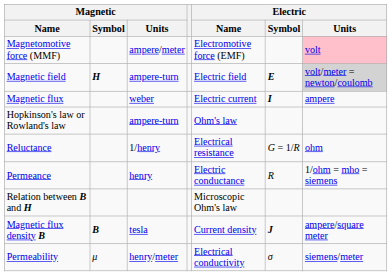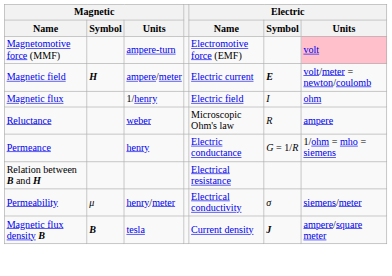(157, 50) ampere/meter -> (151, 50) ampere-turn
(154, 77) ampere-turn -> (154, 77) ampere/meter
(220, 77) Electric field -> (222, 77) Electric current
(339, 77) lightgrey background -> (337, 77) no background
(142, 99) weber -> (142, 99) 1/henry
(225, 99) Electric current -> (217, 99) Electric field
(270, 99) bold -> (268, 99) normal
(320, 99) ampere -> (312, 99) ohm
- row: (46, 120)
(145, 148) 1/henry -> (139, 120) weber
(214, 148) Electrical resistance -> (216, 120) Microscopic Ohm's law
(284, 148) G = 1/R -> (269, 120) R
(314, 148) ohm -> (318, 120) ampere
(271, 175) R -> (282, 148) G = 1/R
(219, 202) Microscopic Ohm's law -> (211, 175) Electrical resistance
rows swapped: (35, 230) <-> (32, 257)
